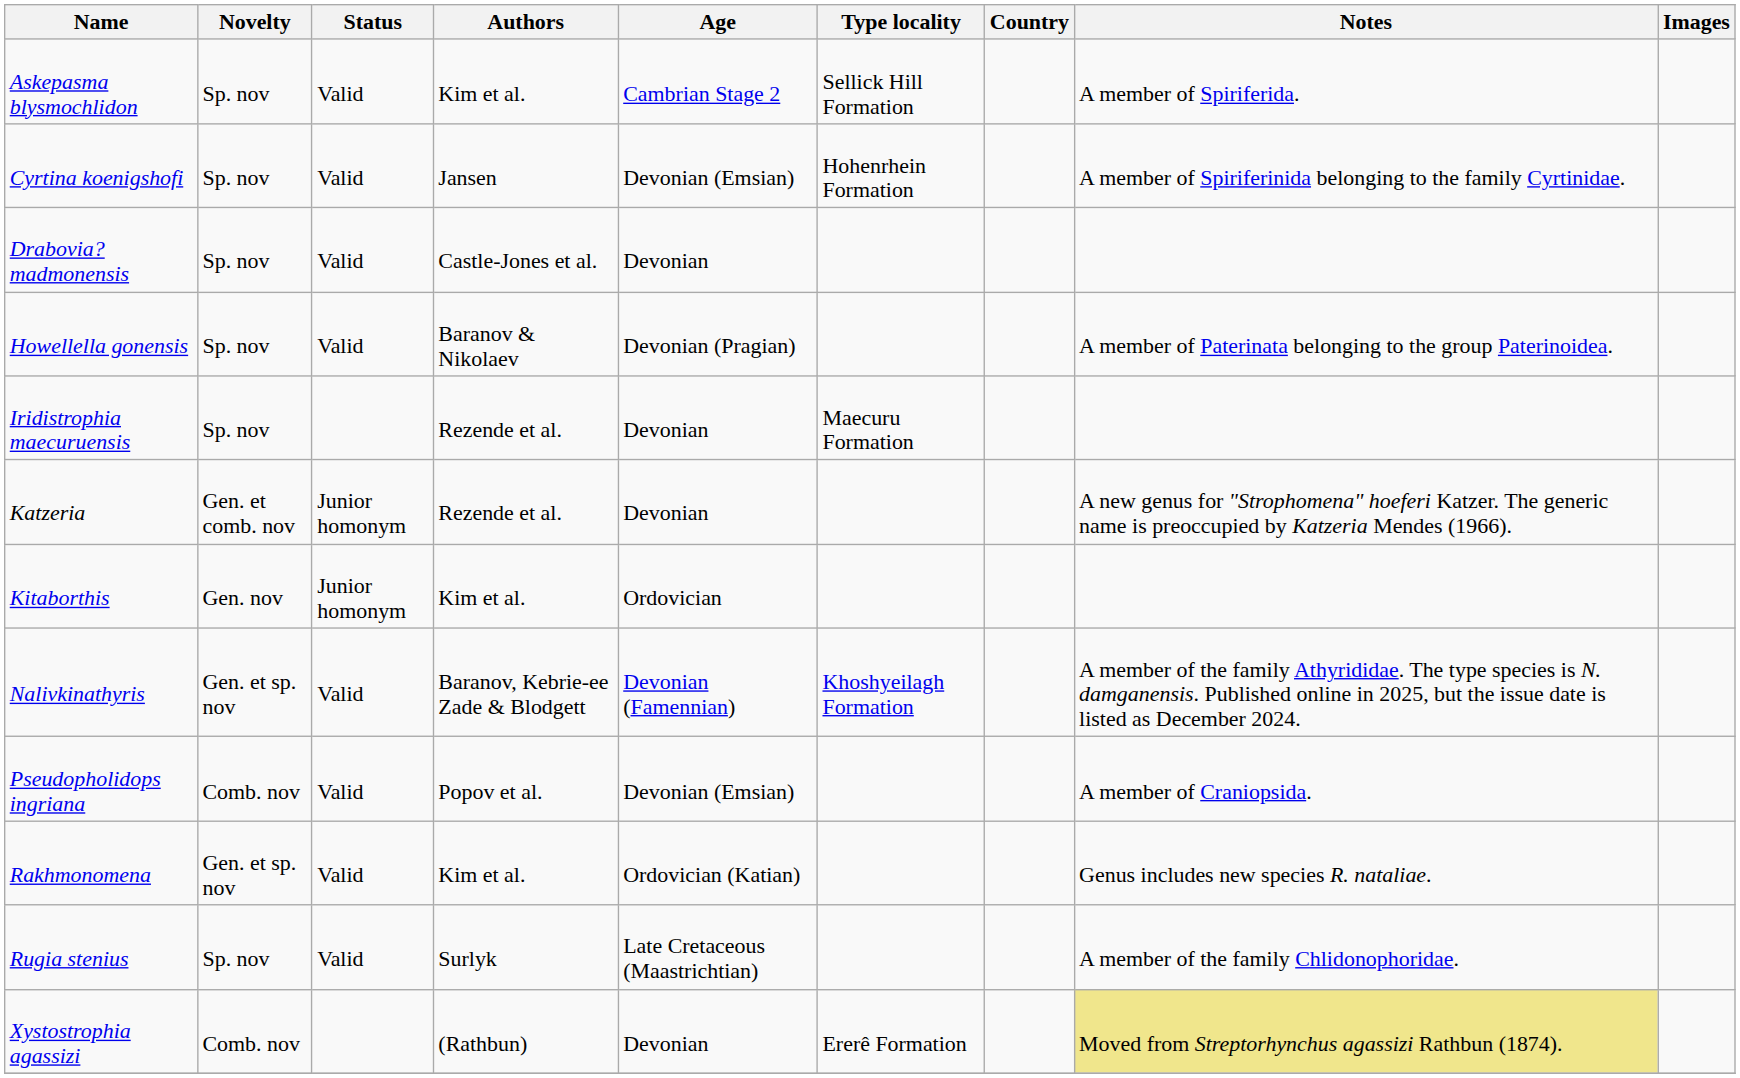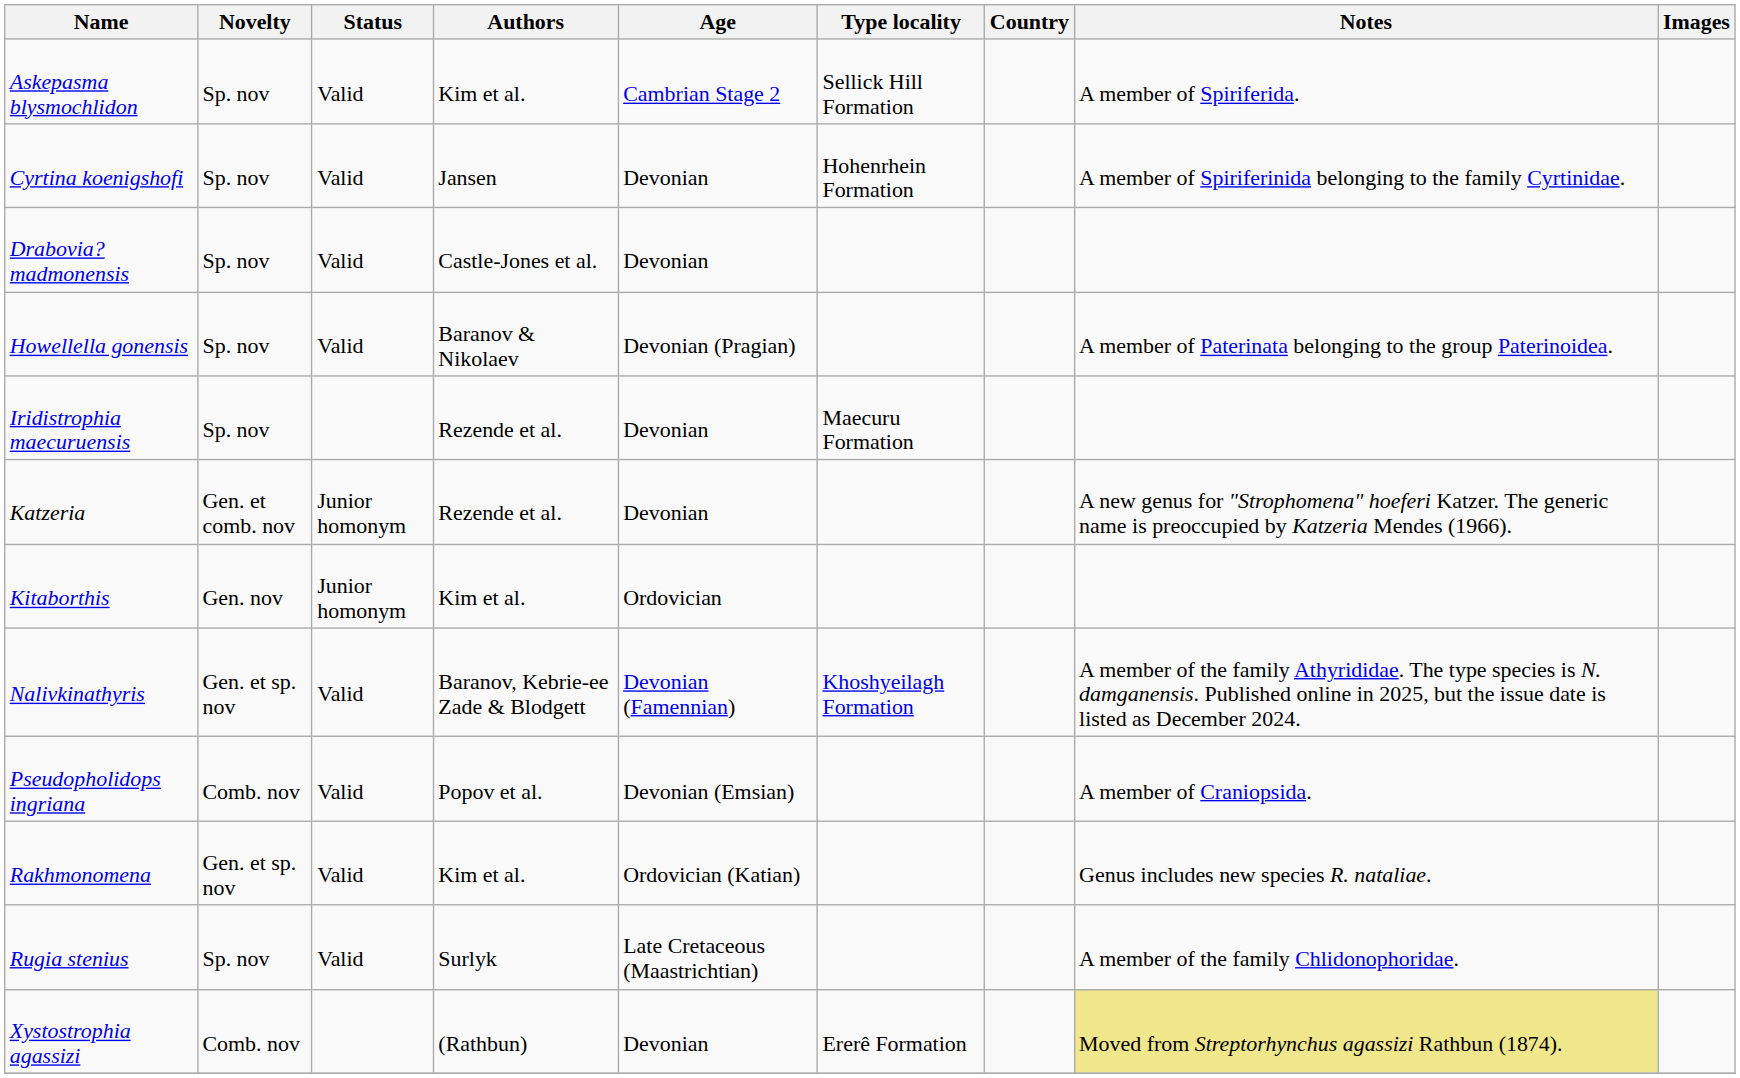(709, 177) Devonian (Emsian) -> (666, 177) Devonian
